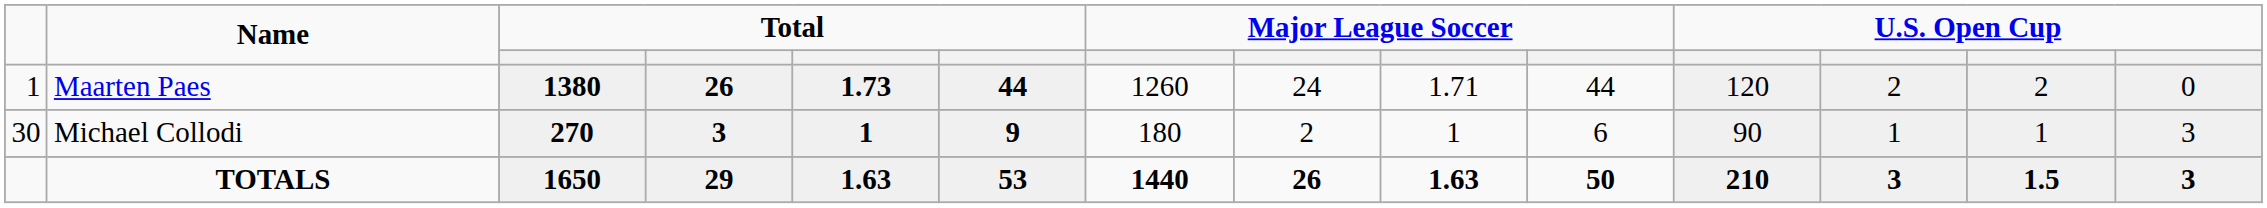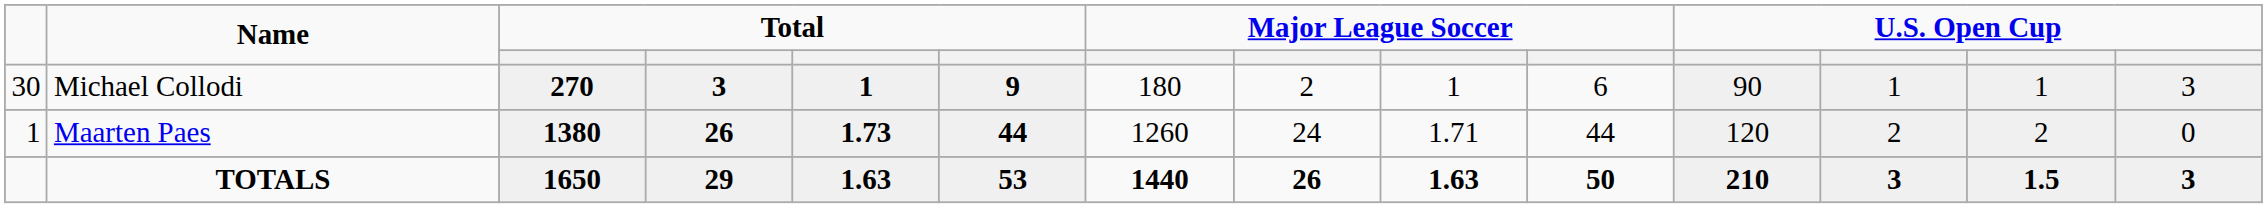rows swapped: (132, 86) <-> (148, 132)
